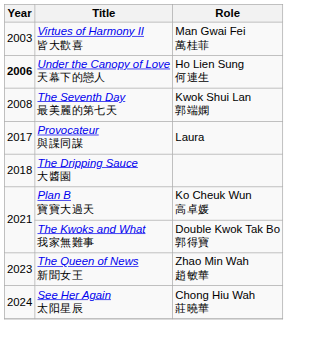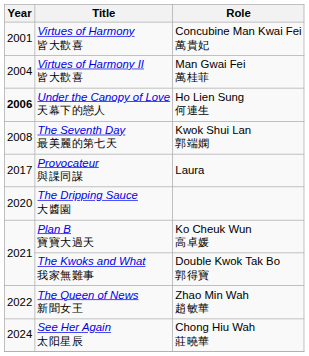+ row: (86, 38)
(20, 38) 2003 -> (20, 71) 2004
(20, 170) 2018 -> (20, 203) 2020
(20, 269) 2023 -> (20, 302) 2022
